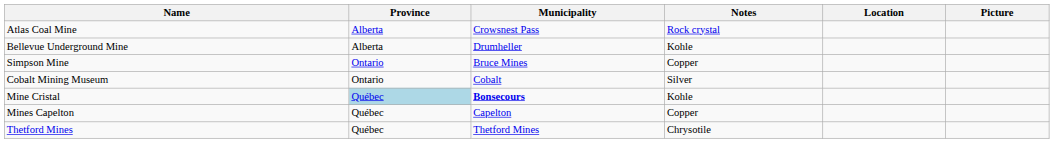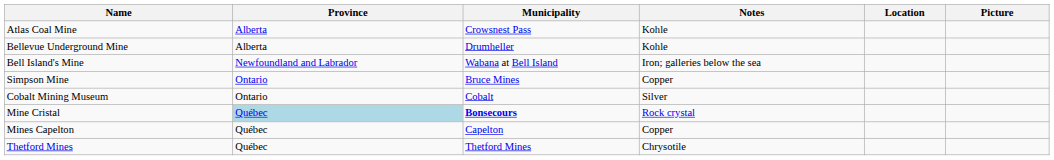(693, 29) Rock crystal -> (655, 29) Kohle
+ row: (45, 63)
(680, 96) Kohle -> (669, 113) Rock crystal
